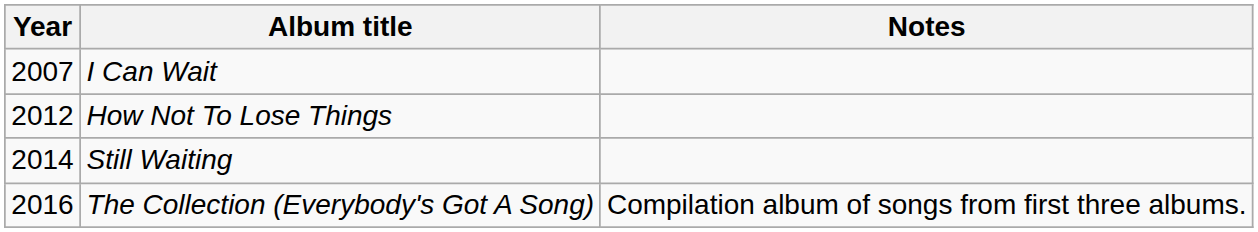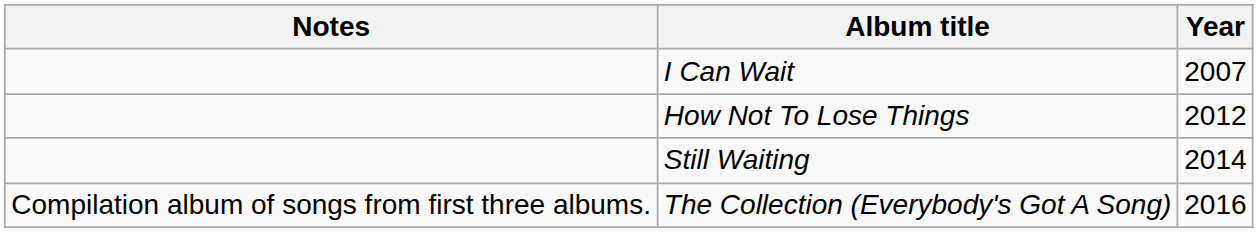columns swapped: (42, 26) <-> (927, 26)
